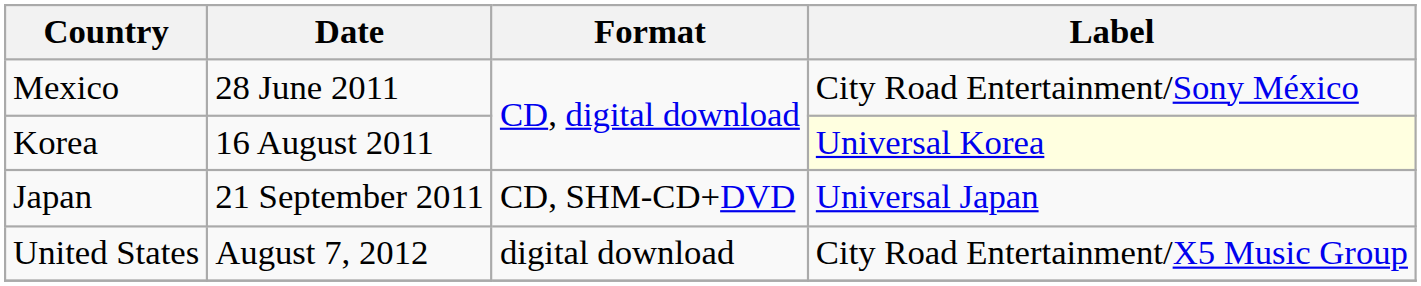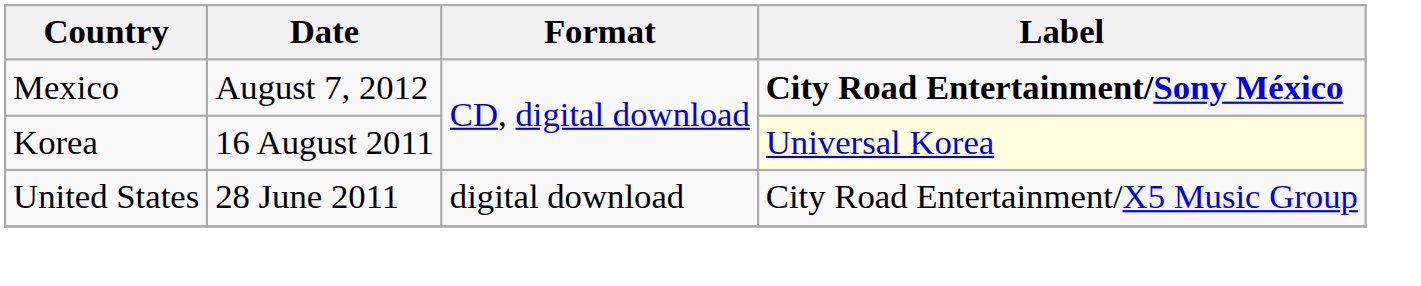(307, 87) 28 June 2011 -> (322, 87) August 7, 2012
(1087, 87) normal -> (1055, 87) bold
- row: (53, 197)
(322, 252) August 7, 2012 -> (307, 197) 28 June 2011
